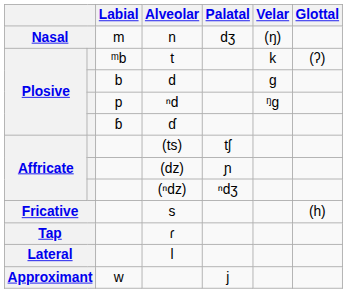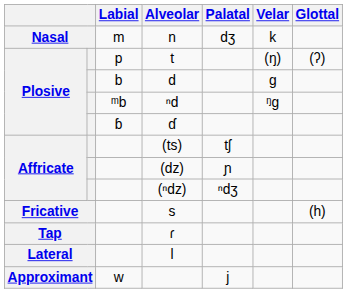(273, 37) (ŋ) -> (273, 37) k
(119, 59) ᵐb -> (119, 59) p
(273, 59) k -> (273, 59) (ŋ)
(119, 102) p -> (119, 102) ᵐb
